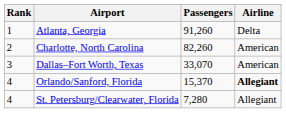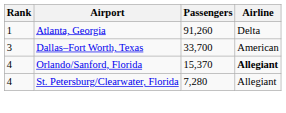- row: (90, 47)
(198, 65) 33,070 -> (198, 47) 33,700
